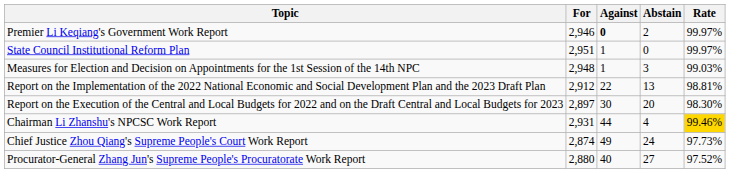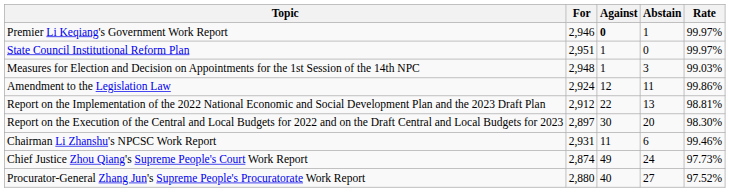(646, 31) 2 -> (646, 31) 1
+ row: (89, 86)
(606, 123) 44 -> (605, 141) 11
(646, 123) 4 -> (646, 141) 6
(704, 123) gold background -> (704, 141) no background
